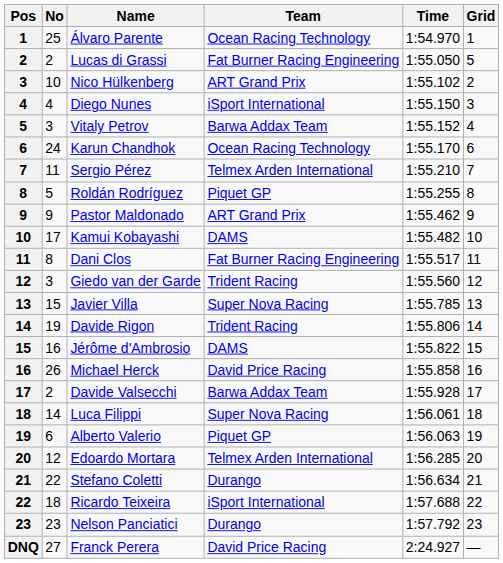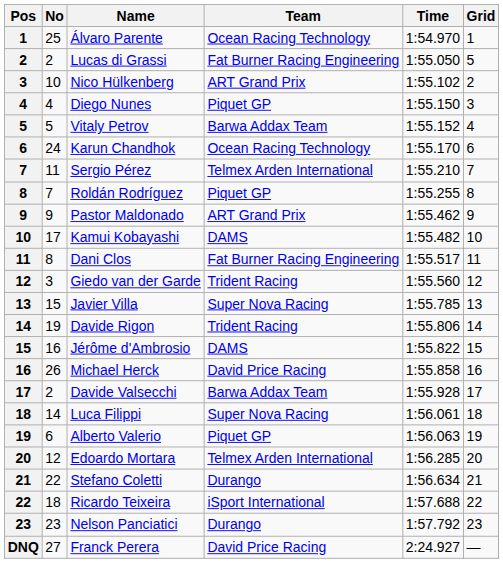(266, 104) iSport International -> (239, 104) Piquet GP
(49, 126) 3 -> (49, 126) 5
(49, 193) 5 -> (49, 193) 7
